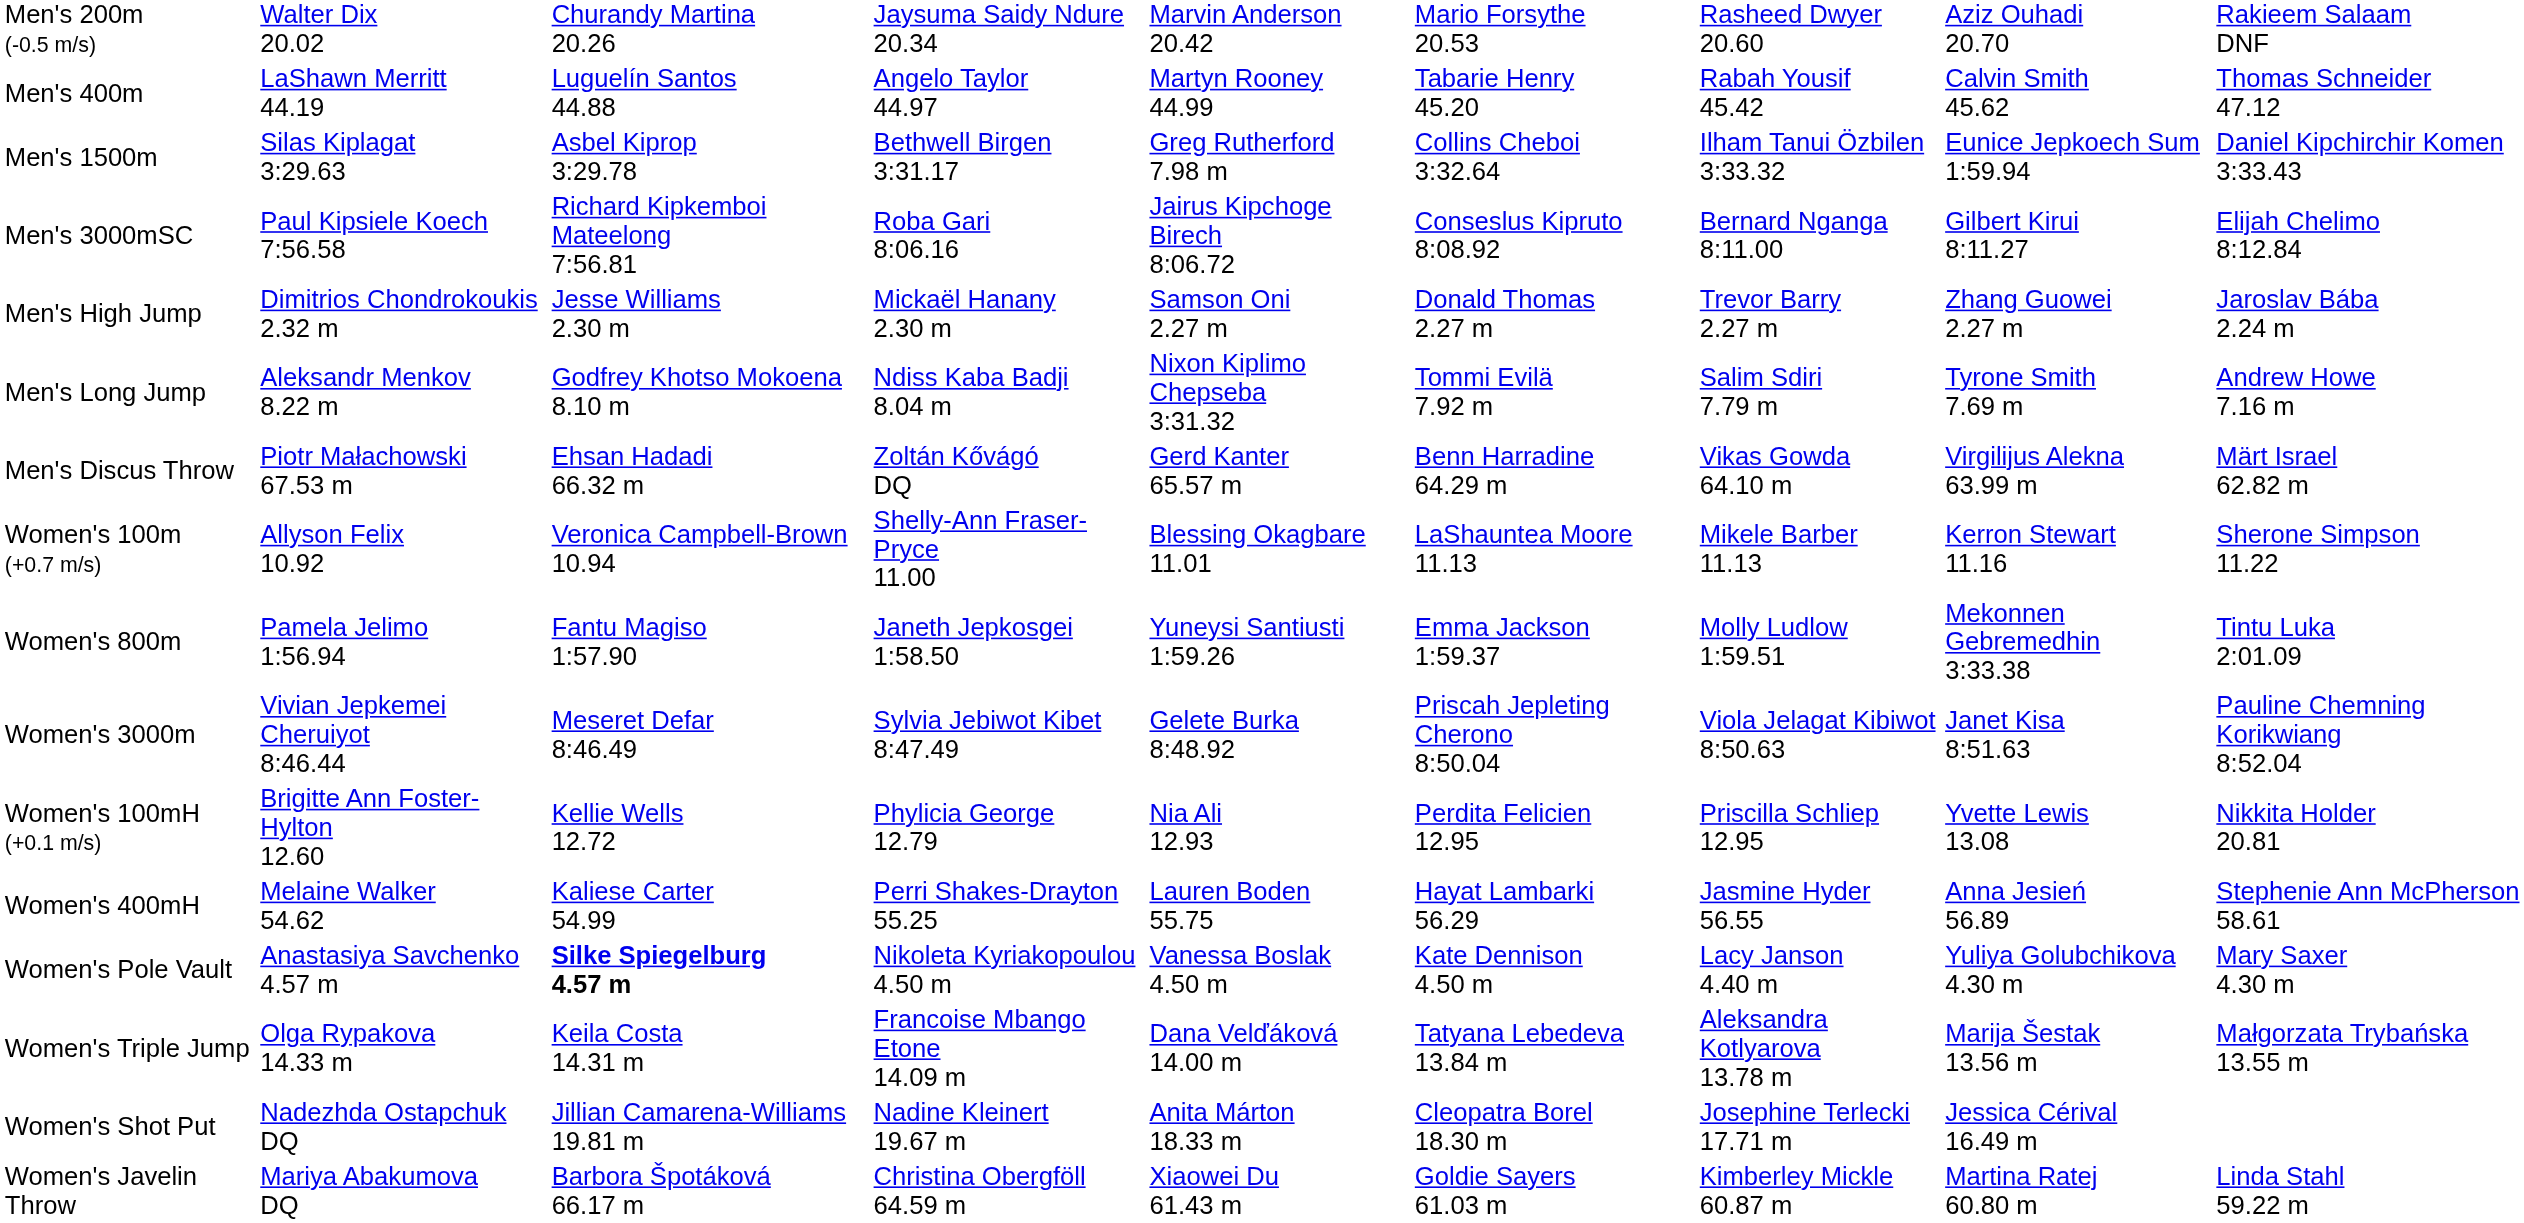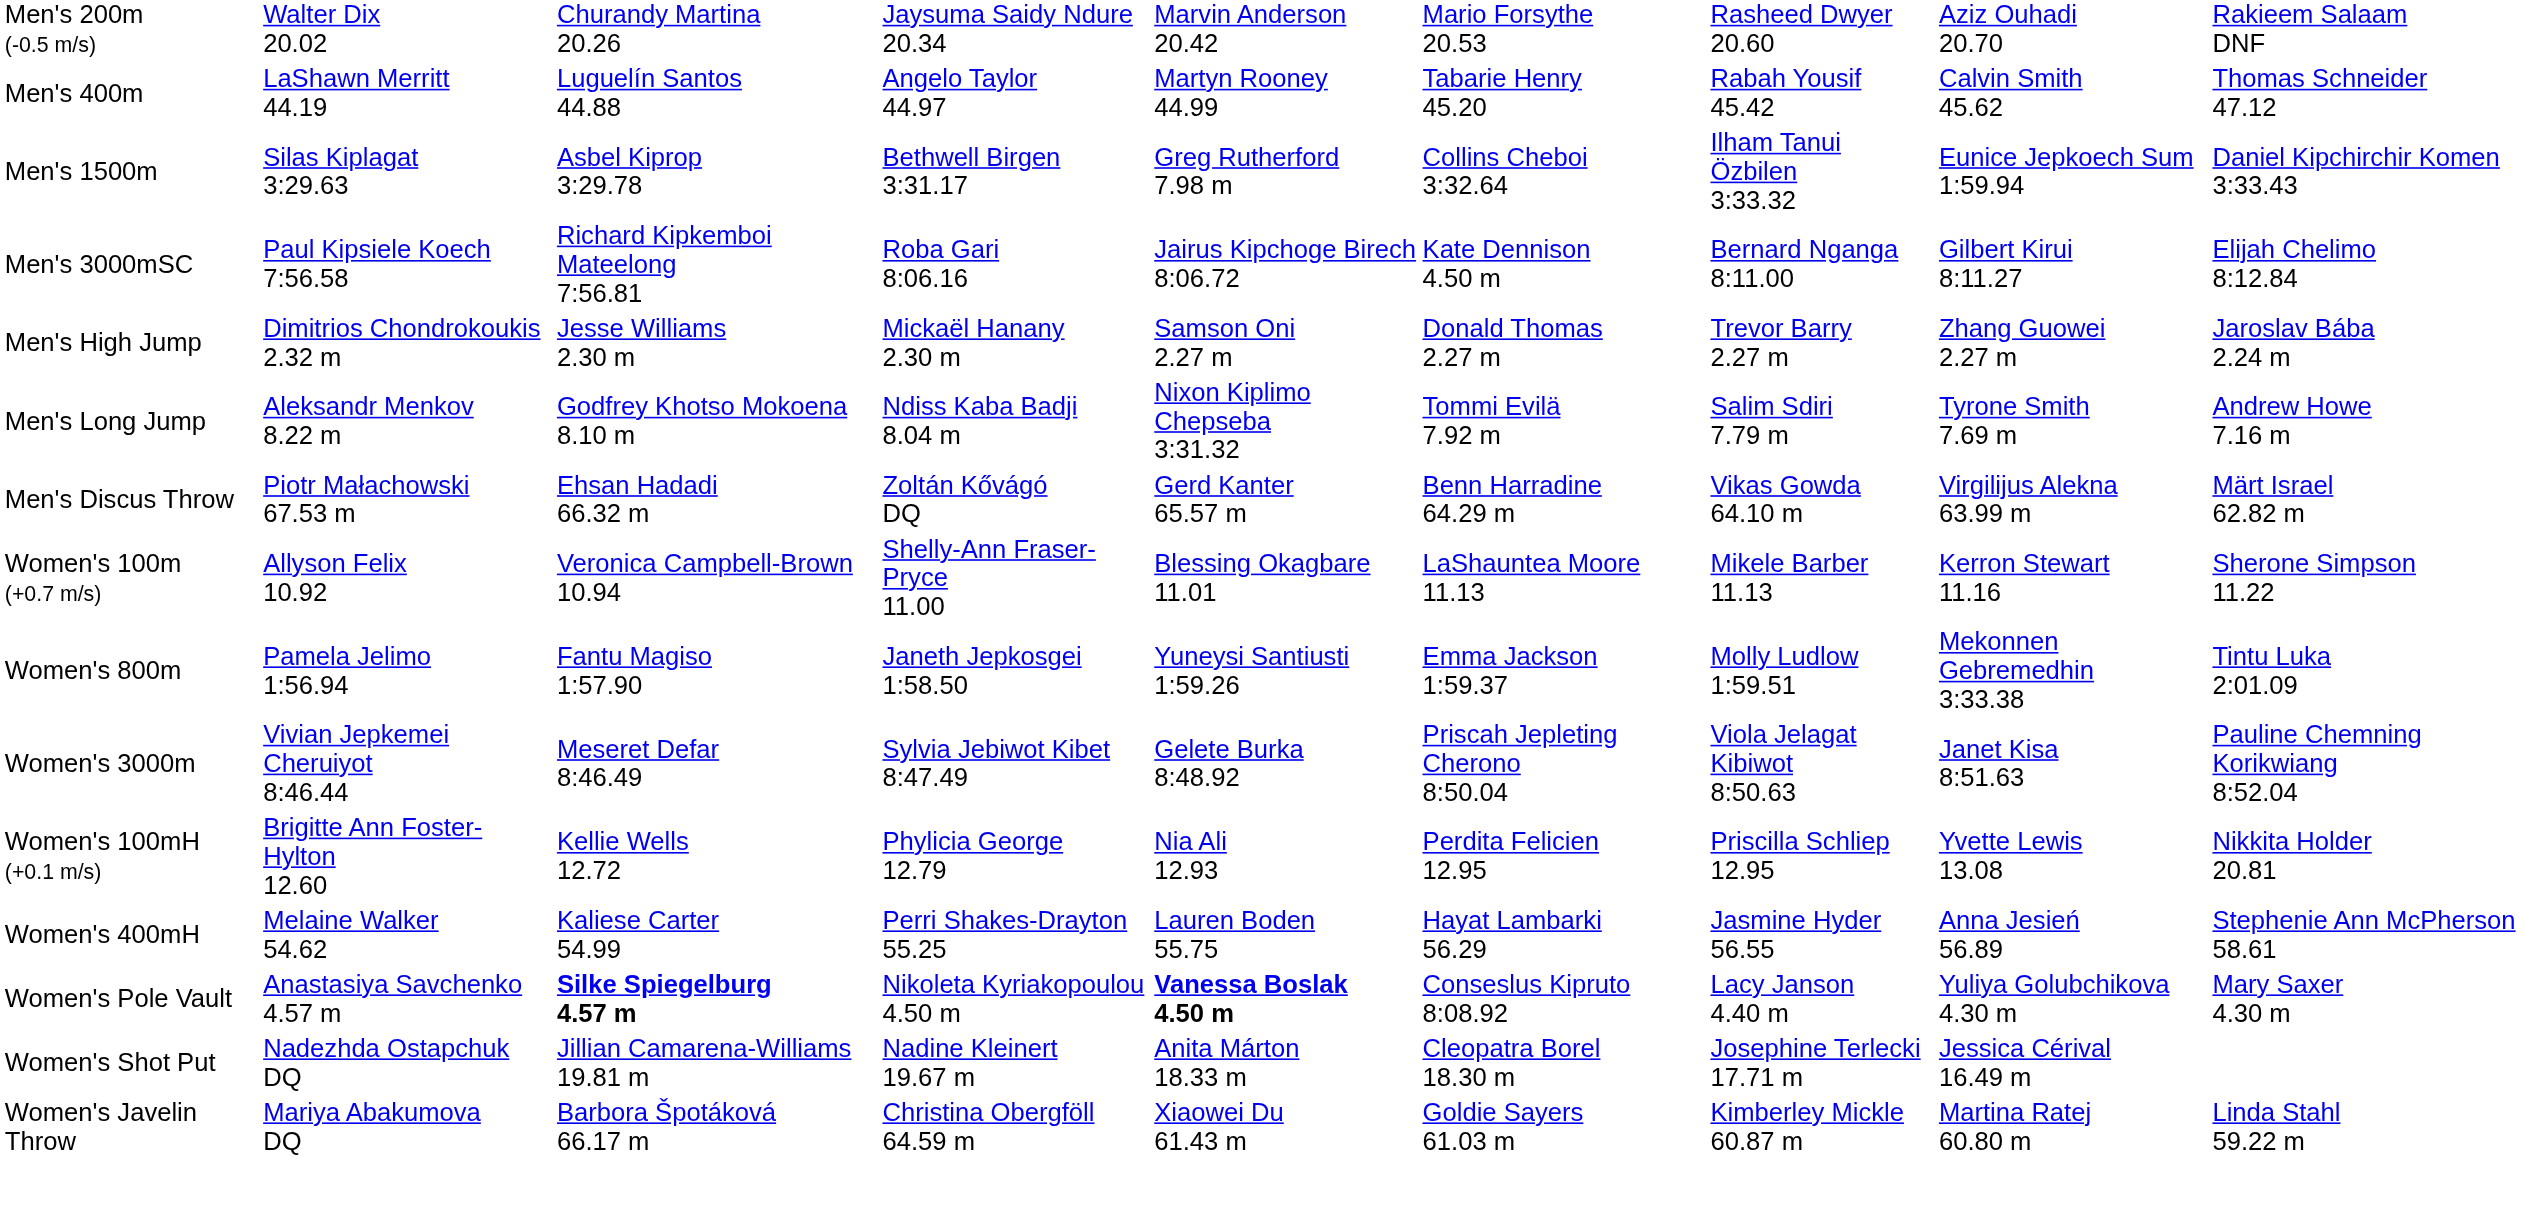(1519, 235) Conseslus Kipruto 8:08.92 -> (1507, 264) Kate Dennison 4.50 m
(1240, 970) normal -> (1251, 998) bold
(1499, 970) Kate Dennison 4.50 m -> (1526, 998) Conseslus Kipruto 8:08.92
- row: (127, 1048)
